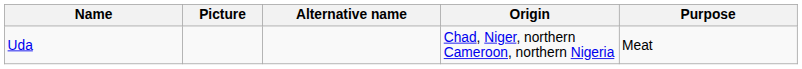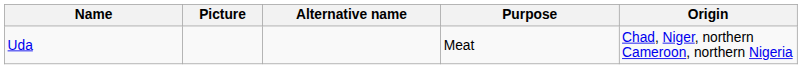columns swapped: (530, 15) <-> (708, 15)
